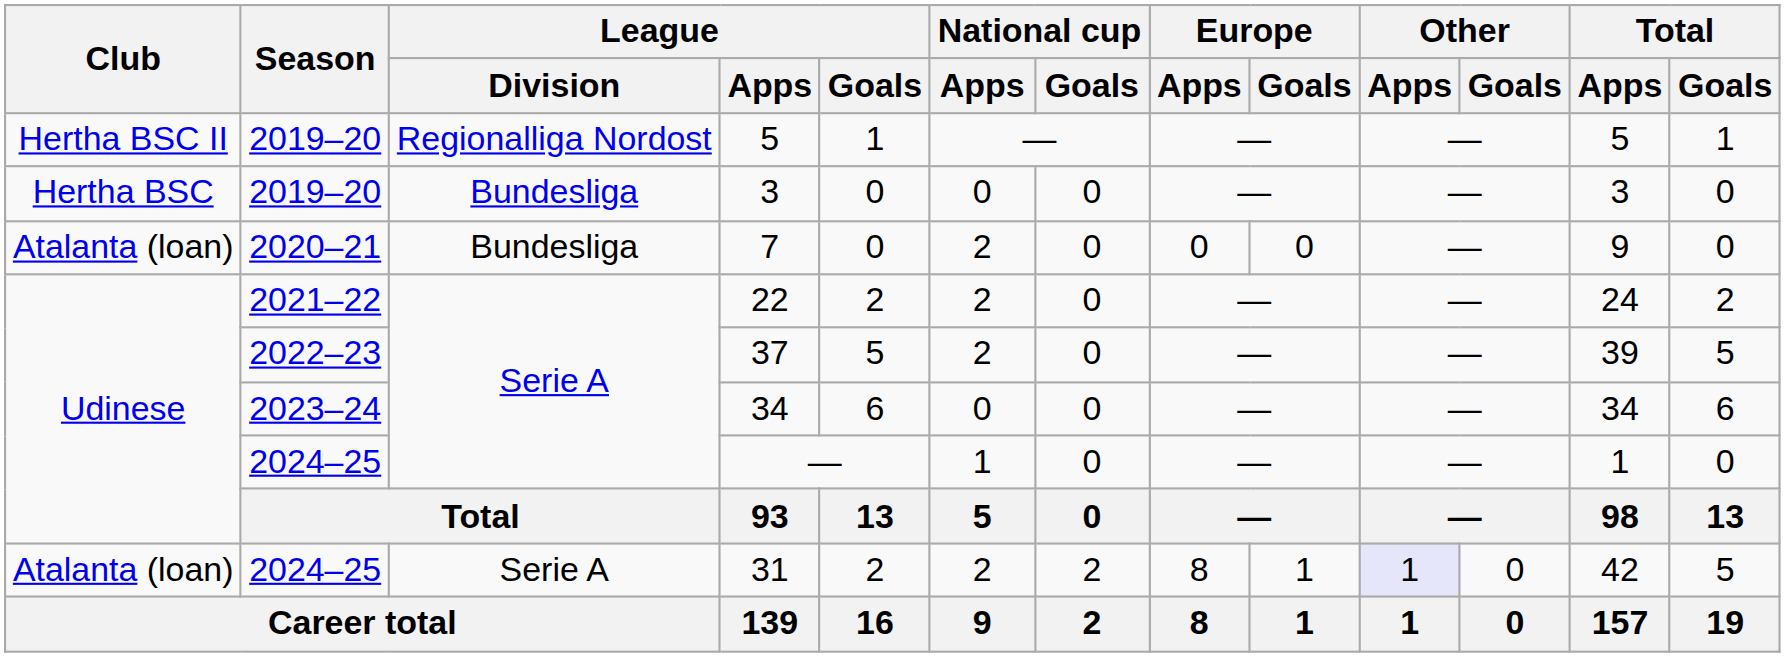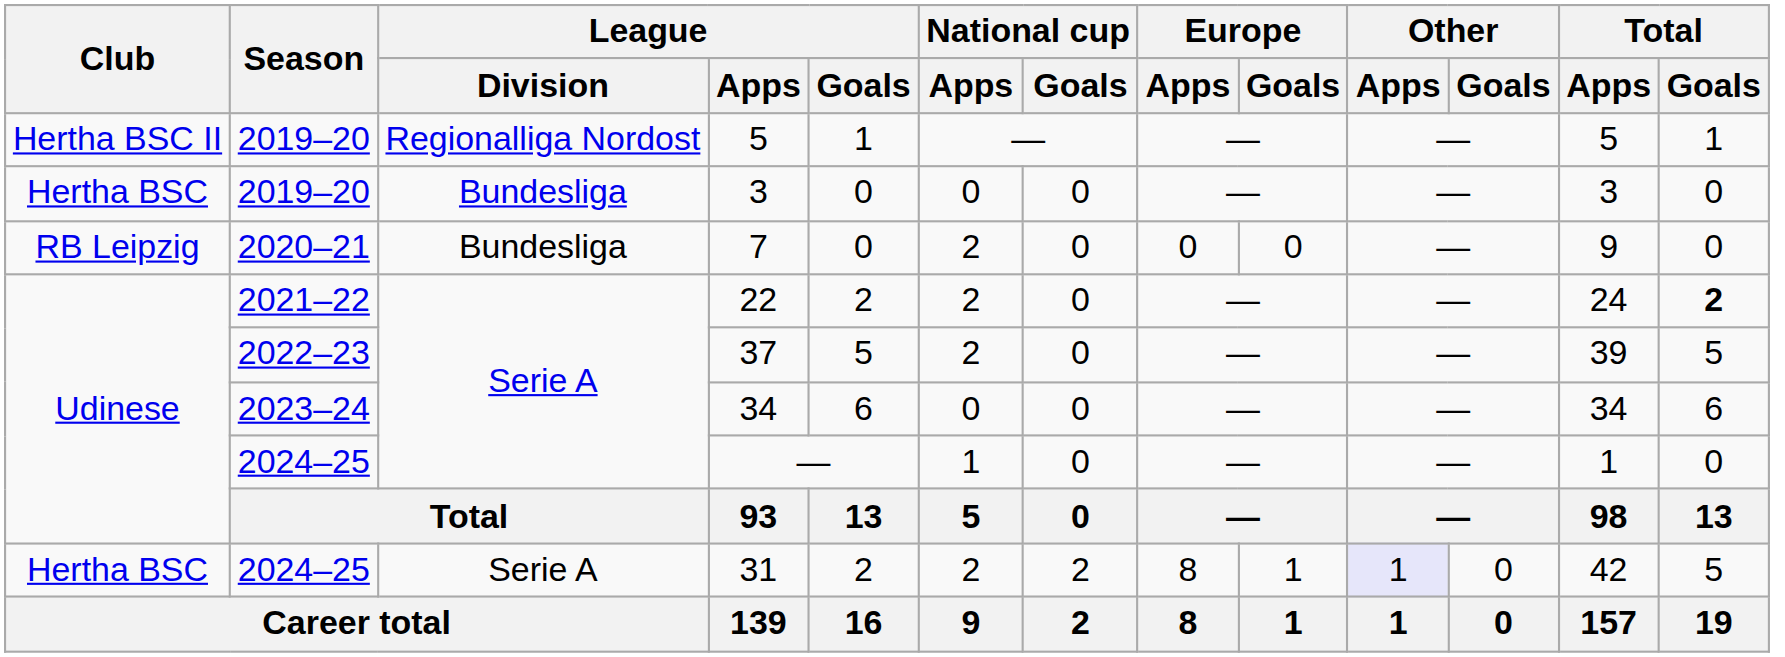(123, 246) Atalanta (loan) -> (117, 246) RB Leipzig
(1725, 300) normal -> (1714, 300) bold
(123, 569) Atalanta (loan) -> (117, 569) Hertha BSC
